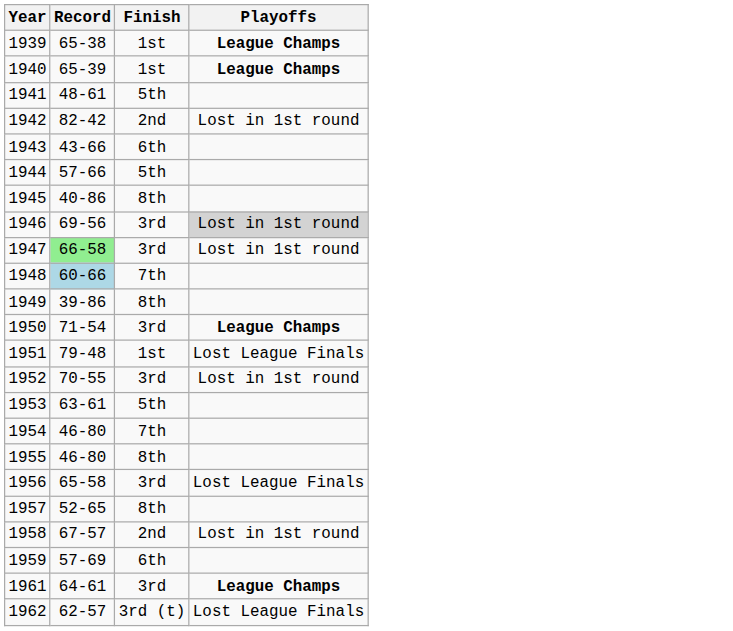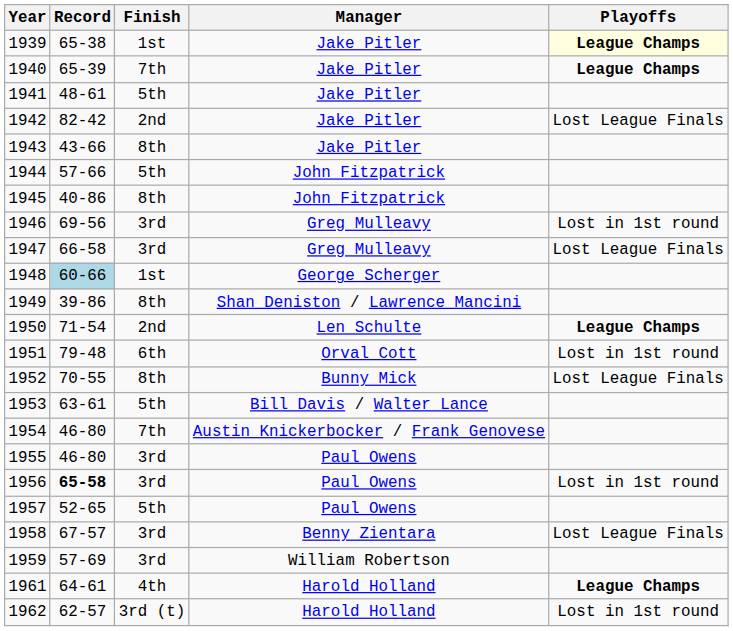+ column: (369, 18)
(279, 43) no background -> (638, 43) lightyellow background
(152, 69) 1st -> (152, 69) 7th
(279, 121) Lost in 1st round -> (638, 121) Lost League Finals
(152, 147) 6th -> (152, 147) 8th
(279, 224) lightgrey background -> (638, 224) no background
(83, 250) lightgreen background -> (83, 250) no background
(279, 250) Lost in 1st round -> (638, 250) Lost League Finals
(152, 276) 7th -> (152, 276) 1st
(152, 328) 3rd -> (152, 328) 2nd
(152, 354) 1st -> (152, 354) 6th
(279, 354) Lost League Finals -> (638, 354) Lost in 1st round
(152, 379) 3rd -> (152, 379) 8th
(279, 379) Lost in 1st round -> (638, 379) Lost League Finals
(152, 457) 8th -> (152, 457) 3rd
(83, 483) normal -> (83, 483) bold
(279, 483) Lost League Finals -> (638, 483) Lost in 1st round
(152, 509) 8th -> (152, 509) 5th
(152, 535) 2nd -> (152, 535) 3rd
(279, 535) Lost in 1st round -> (638, 535) Lost League Finals
(152, 560) 6th -> (152, 560) 3rd
(152, 586) 3rd -> (152, 586) 4th
(279, 612) Lost League Finals -> (638, 612) Lost in 1st round
